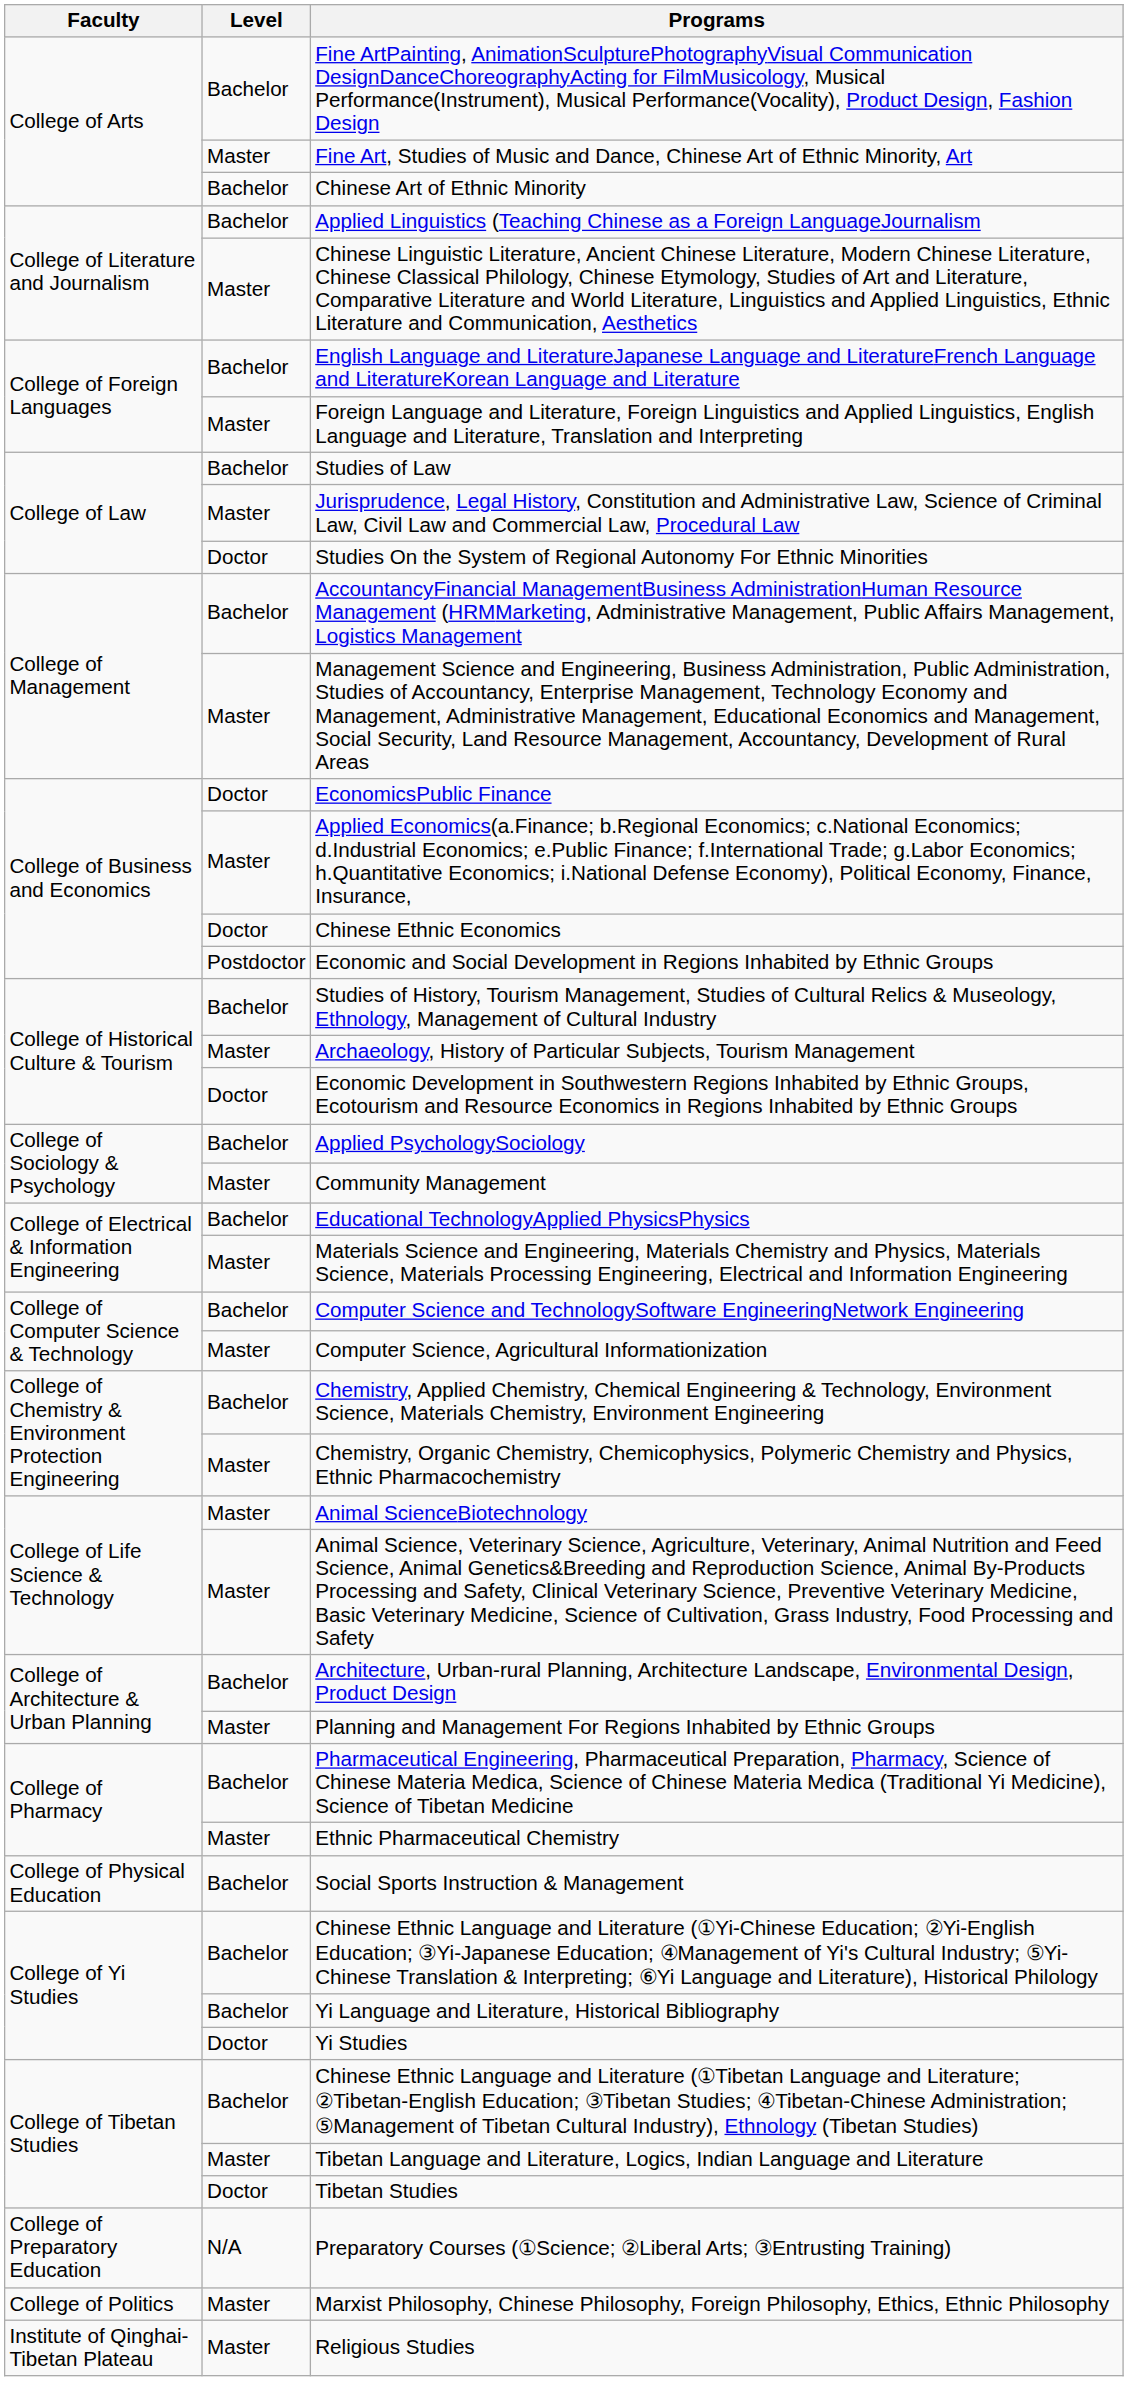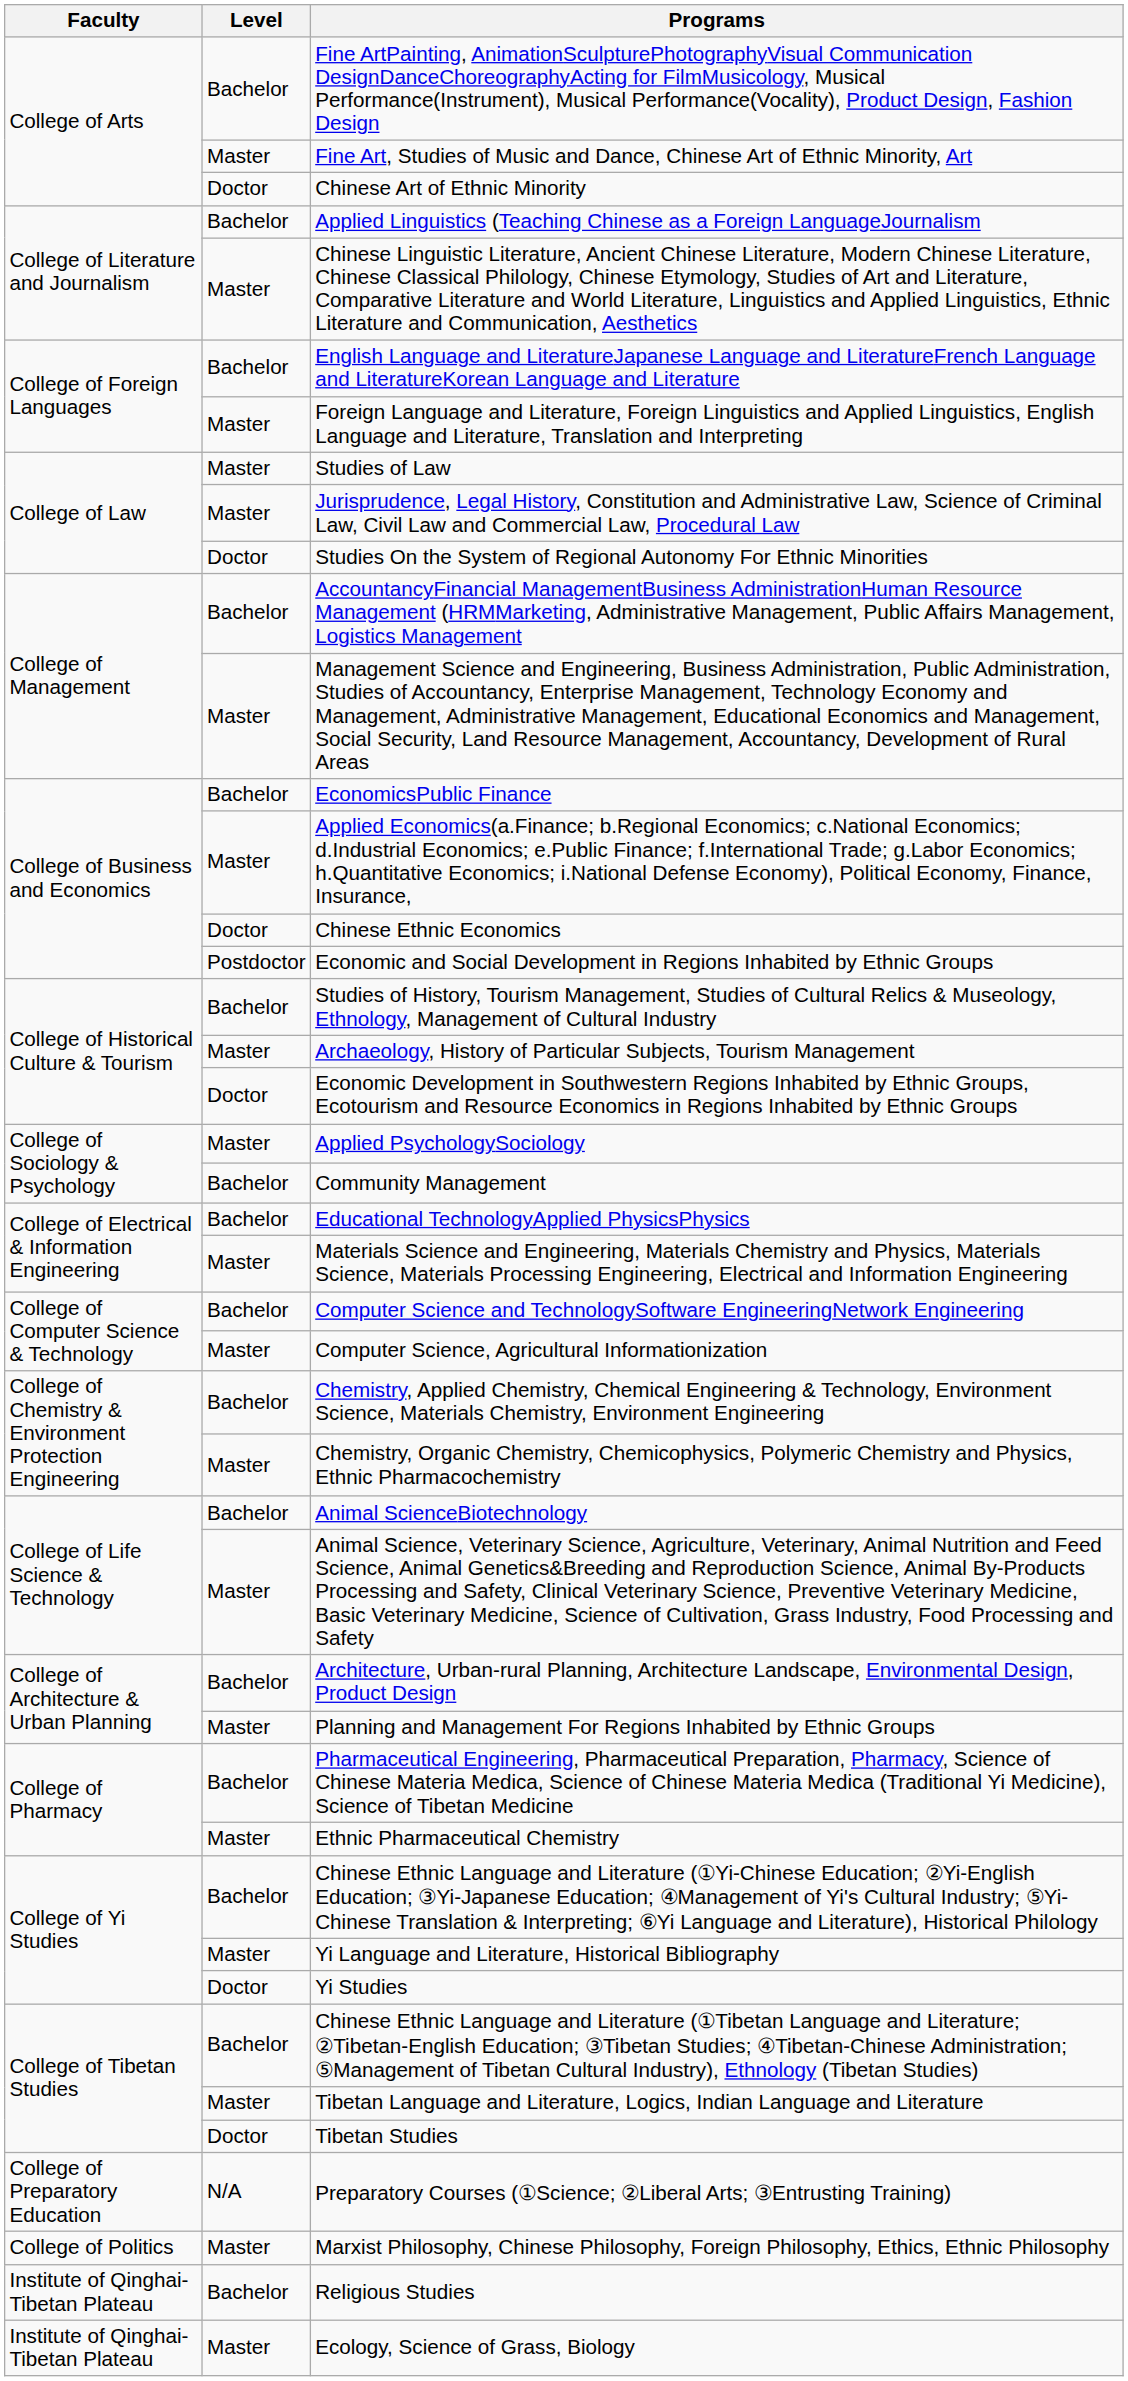(248, 188) Bachelor -> (237, 188) Doctor
(248, 468) Bachelor -> (239, 468) Master
(237, 794) Doctor -> (248, 794) Bachelor
(248, 1143) Bachelor -> (239, 1143) Master
(239, 1182) Master -> (248, 1182) Bachelor
(239, 1512) Master -> (248, 1512) Bachelor
- row: (499, 1883)
(248, 2010) Bachelor -> (239, 1954) Master
(239, 2348) Master -> (248, 2292) Bachelor
+ row: (475, 2348)
